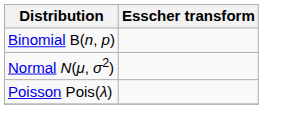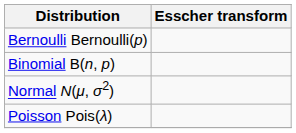+ row: (78, 40)
